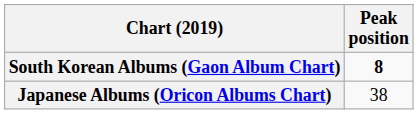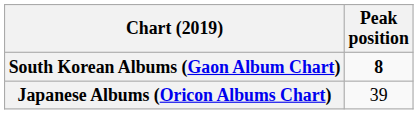(379, 94) 38 -> (379, 94) 39
